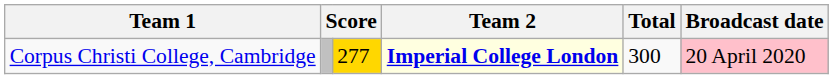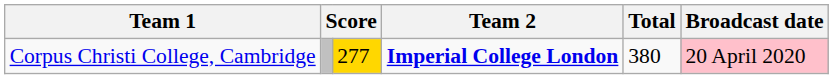(503, 55) lightyellow background -> (503, 55) no background
(645, 55) 300 -> (645, 55) 380
